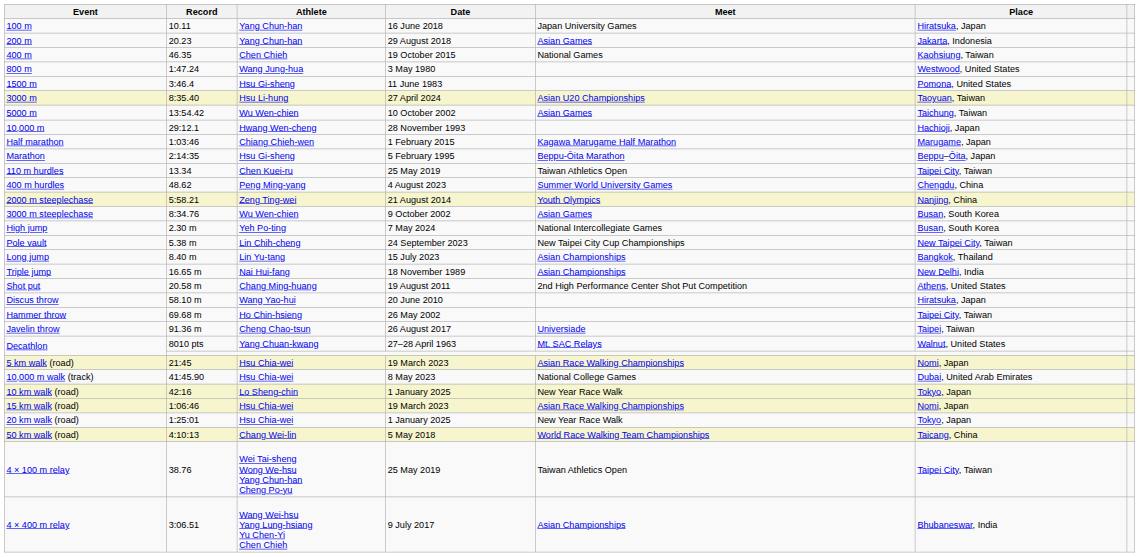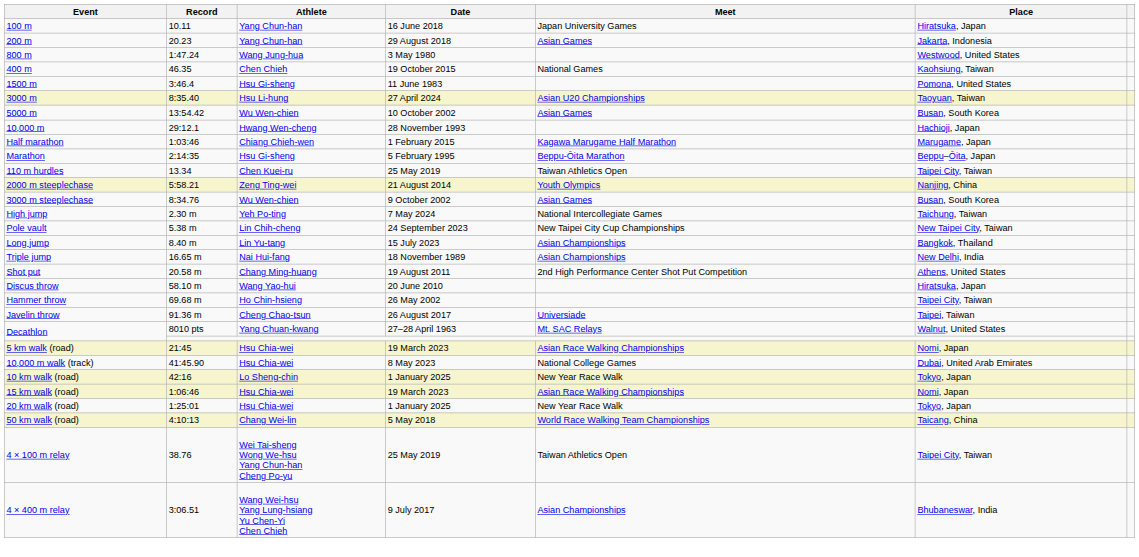rows swapped: (19, 55) <-> (19, 69)
(952, 113) Taichung, Taiwan -> (958, 113) Busan, South Korea
- row: (35, 185)
(958, 228) Busan, South Korea -> (952, 214) Taichung, Taiwan
